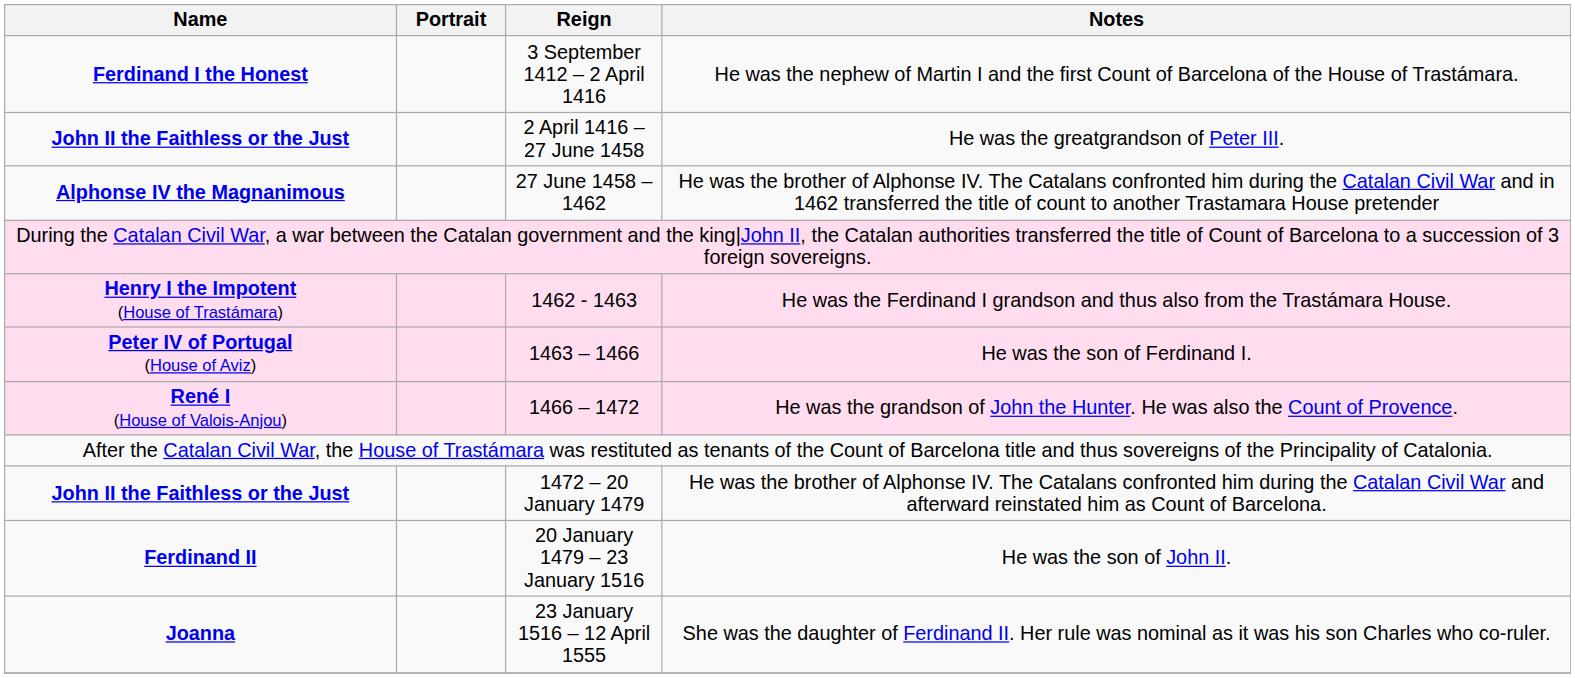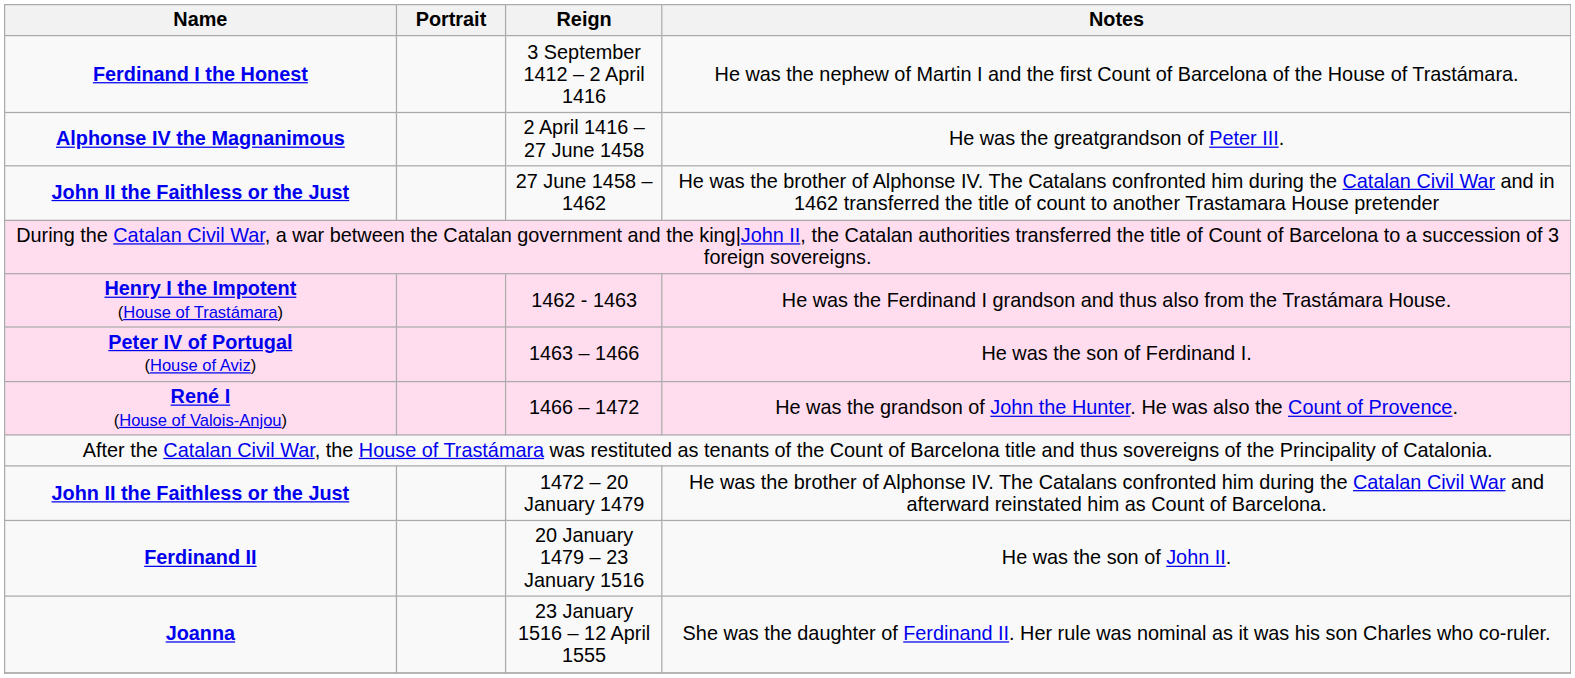(200, 138) John II the Faithless or the Just -> (200, 138) Alphonse IV the Magnanimous
(200, 192) Alphonse IV the Magnanimous -> (200, 192) John II the Faithless or the Just
